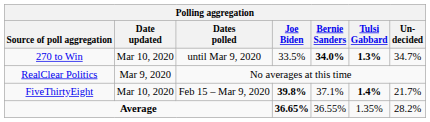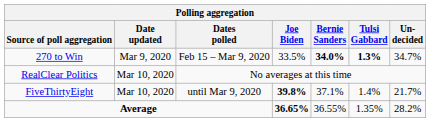(145, 57) Mar 10, 2020 -> (145, 57) Mar 9, 2020
(224, 57) until Mar 9, 2020 -> (224, 57) Feb 15 – Mar 9, 2020
(145, 74) Mar 9, 2020 -> (145, 74) Mar 10, 2020
(224, 92) Feb 15 – Mar 9, 2020 -> (224, 92) until Mar 9, 2020
(369, 92) bold -> (369, 92) normal
